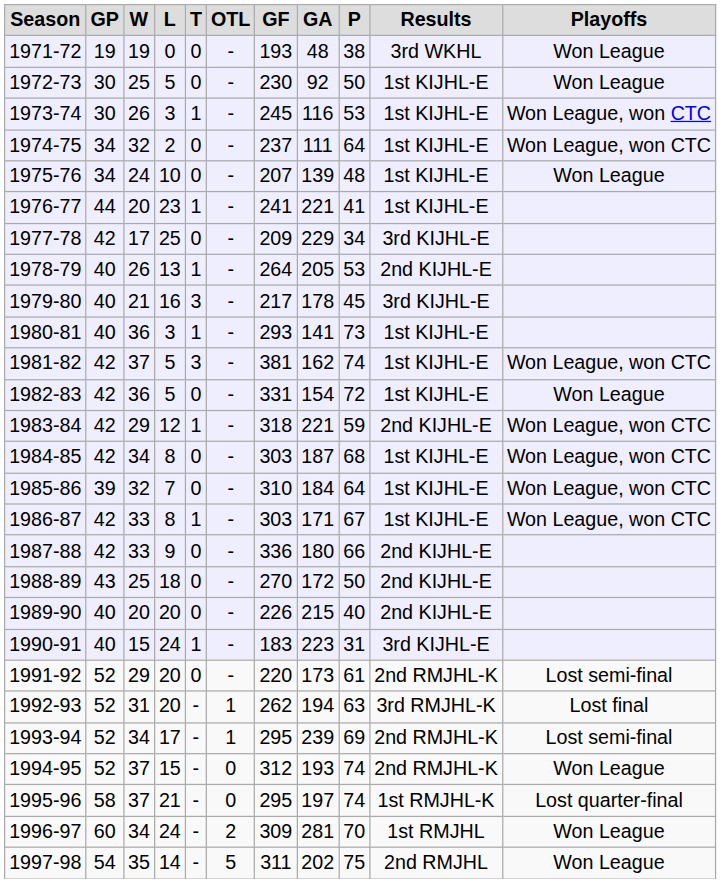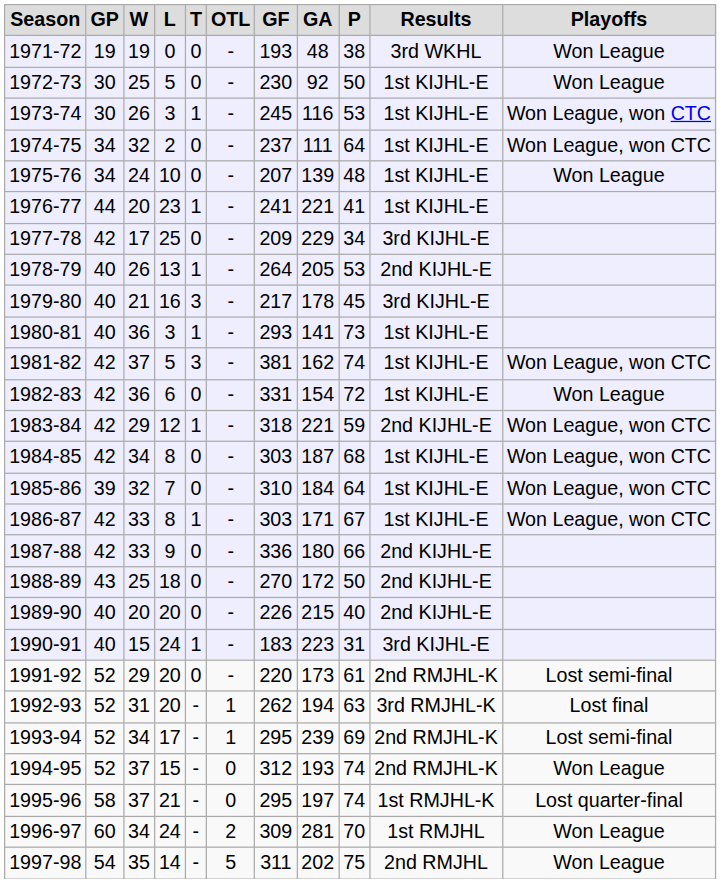(170, 394) 5 -> (170, 394) 6
